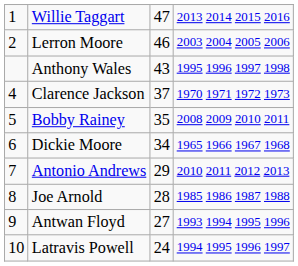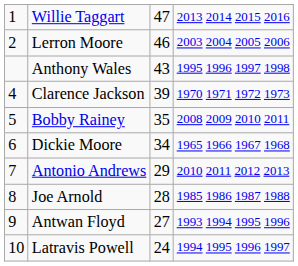(162, 94) 37 -> (162, 94) 39
